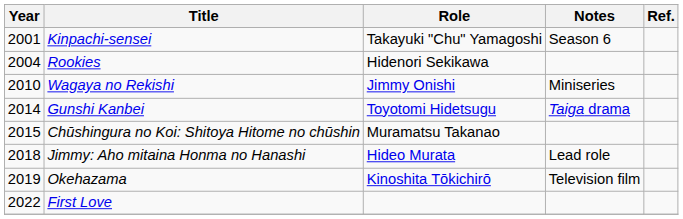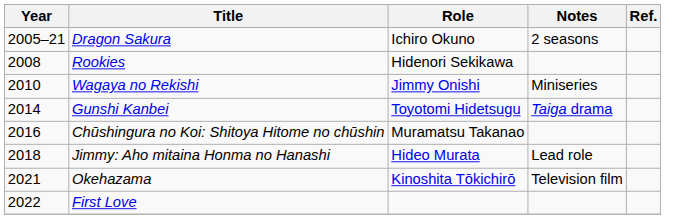- row: (99, 39)
+ row: (121, 39)
(24, 62) 2004 -> (24, 62) 2008
(24, 132) 2015 -> (24, 132) 2016
(24, 179) 2019 -> (24, 179) 2021
